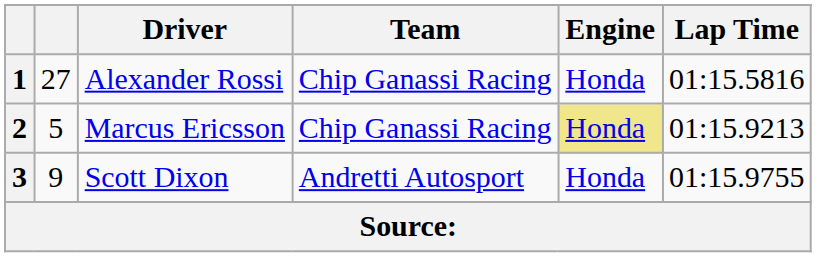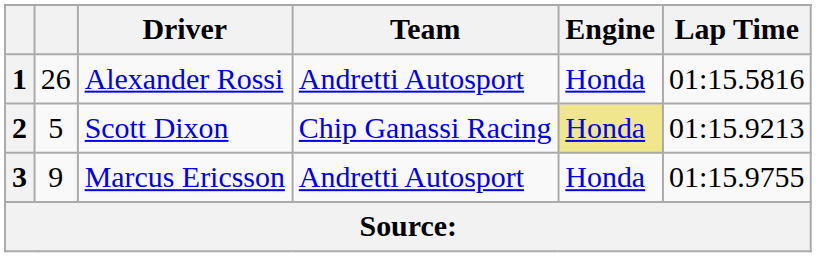(56, 78) 27 -> (56, 78) 26
(425, 78) Chip Ganassi Racing -> (411, 78) Andretti Autosport
(185, 128) Marcus Ericsson -> (157, 128) Scott Dixon
(157, 177) Scott Dixon -> (185, 177) Marcus Ericsson
